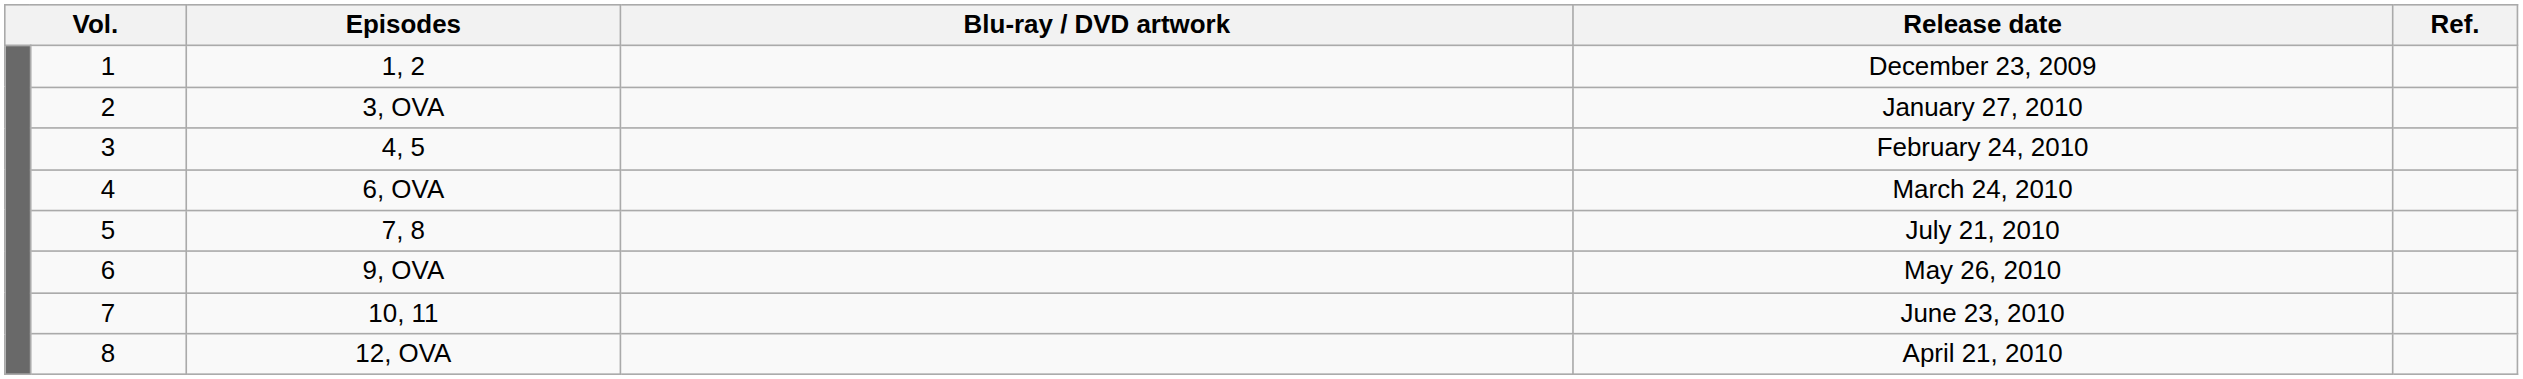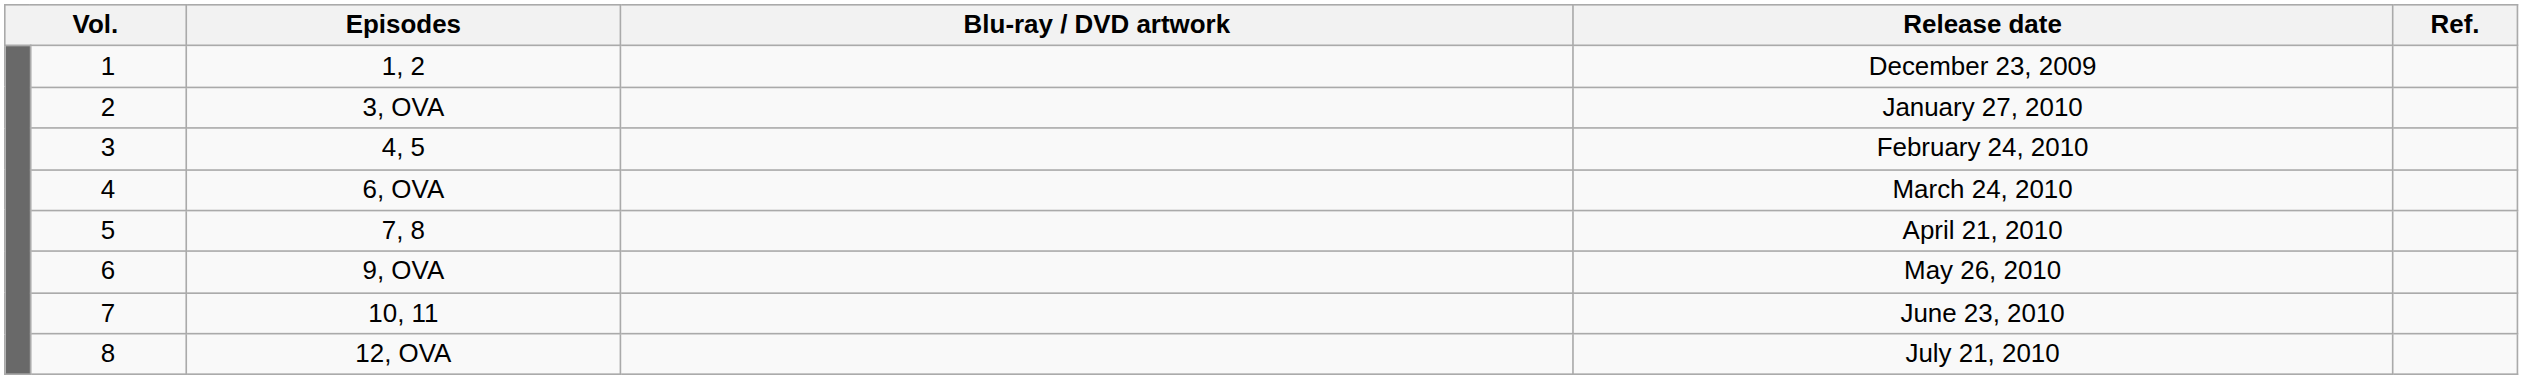(1983, 230) July 21, 2010 -> (1983, 230) April 21, 2010
(1983, 353) April 21, 2010 -> (1983, 353) July 21, 2010
